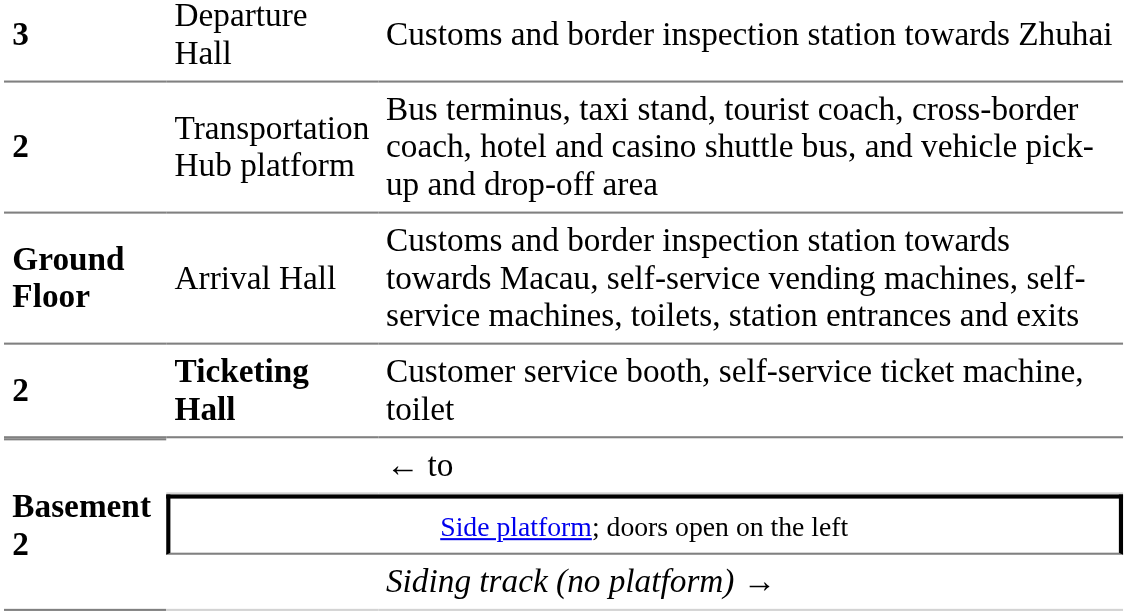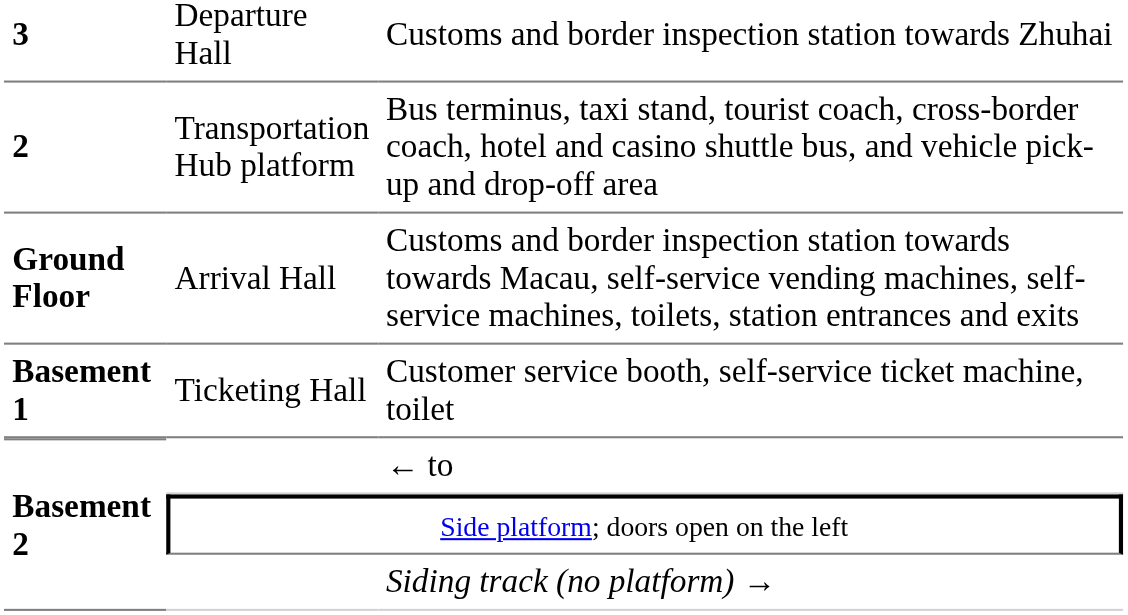(21, 389) 2 -> (82, 389) Basement 1
(242, 389) bold -> (271, 389) normal
